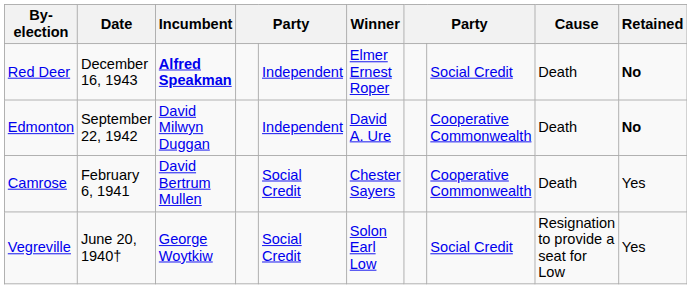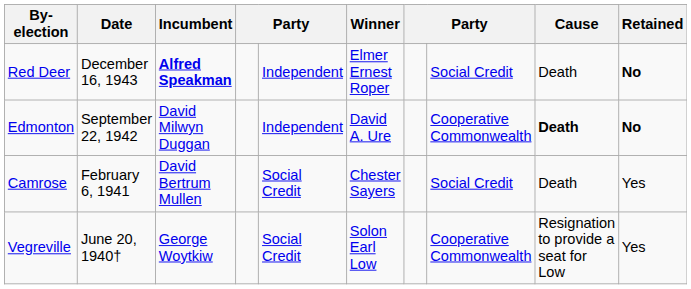(558, 127) normal -> (558, 127) bold
(481, 183) Cooperative Commonwealth -> (472, 183) Social Credit
(472, 247) Social Credit -> (481, 247) Cooperative Commonwealth
